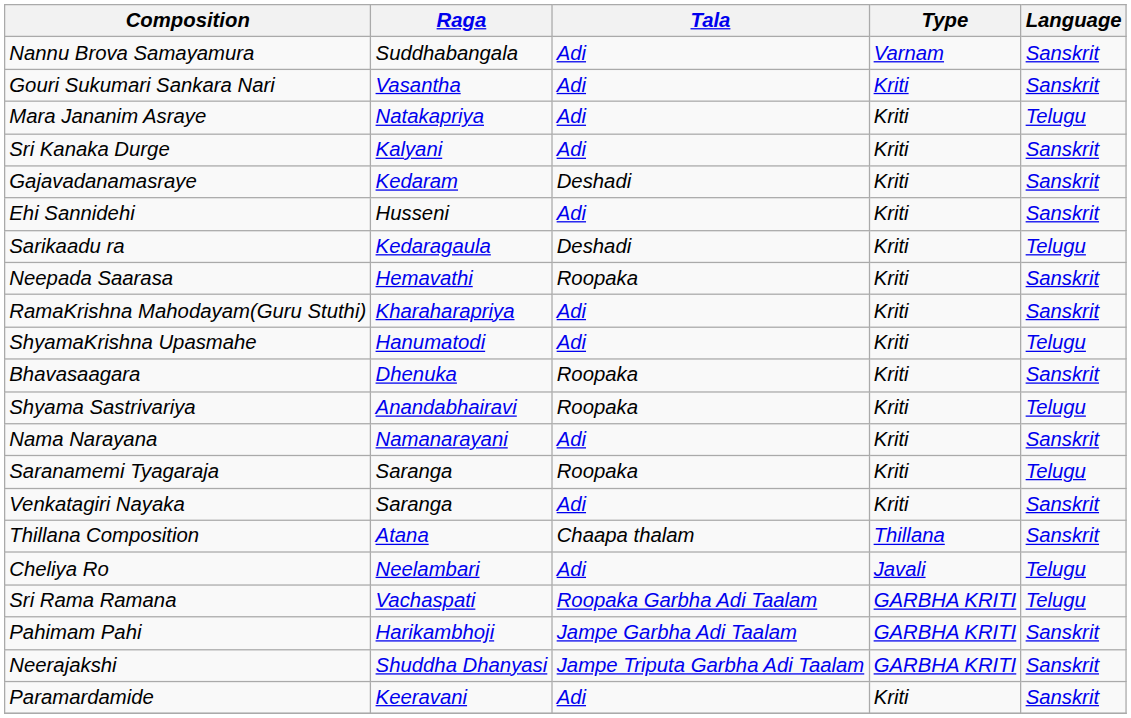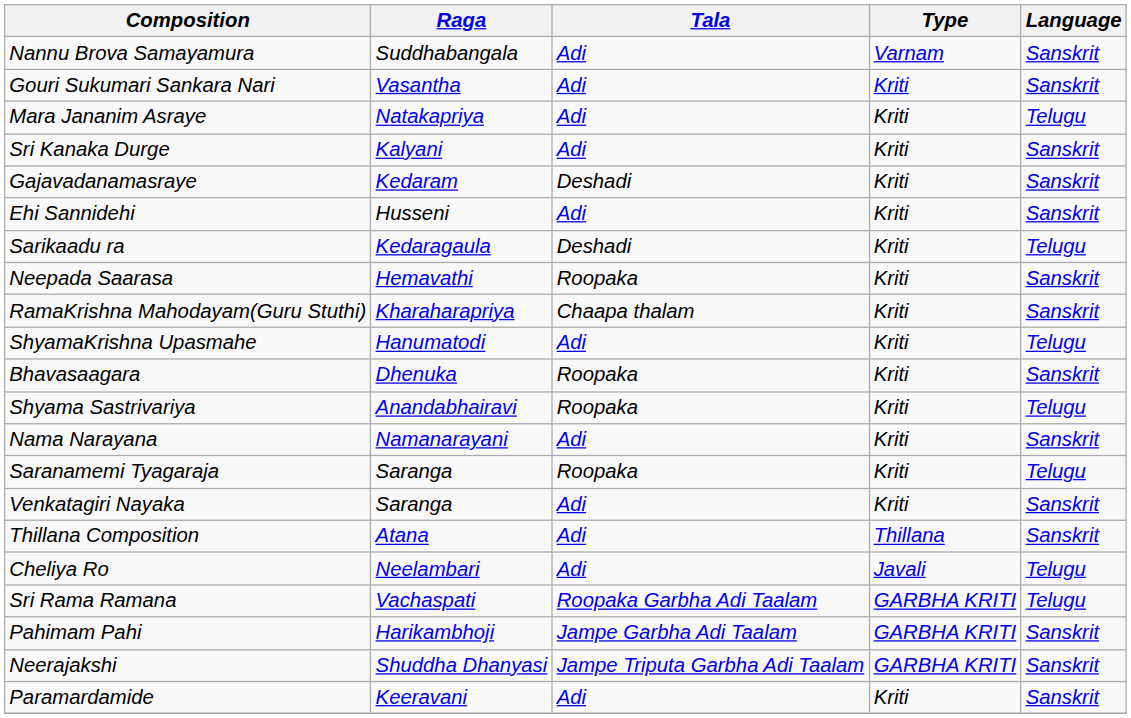(571, 310) Adi -> (626, 310) Chaapa thalam
(626, 536) Chaapa thalam -> (571, 536) Adi
